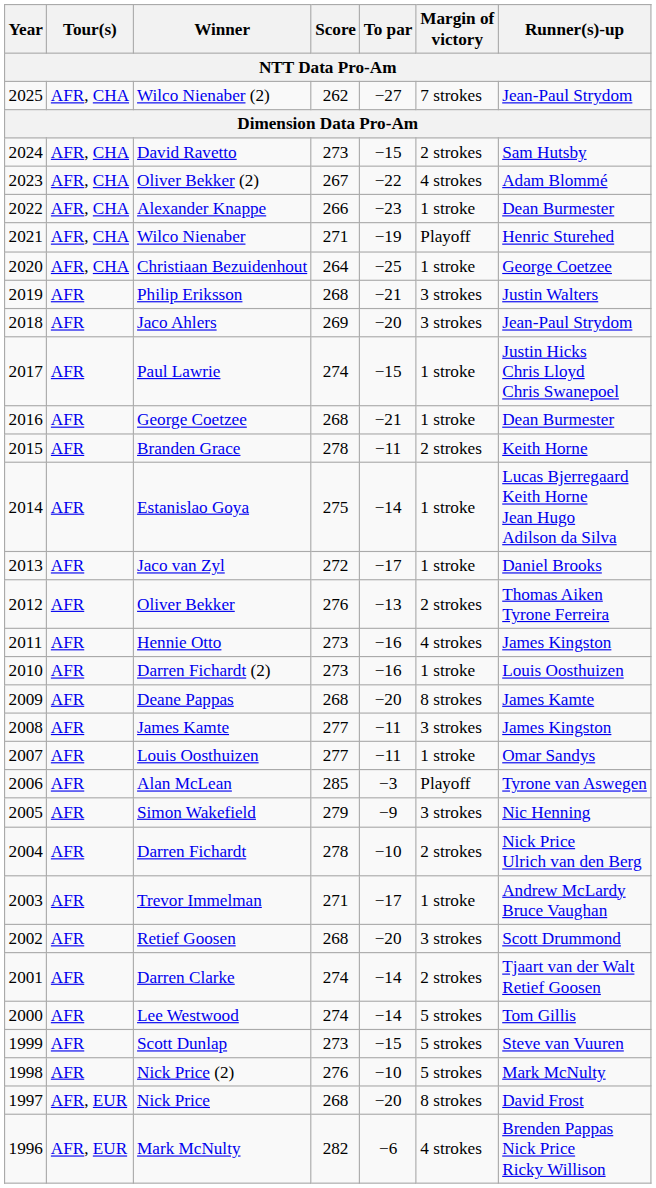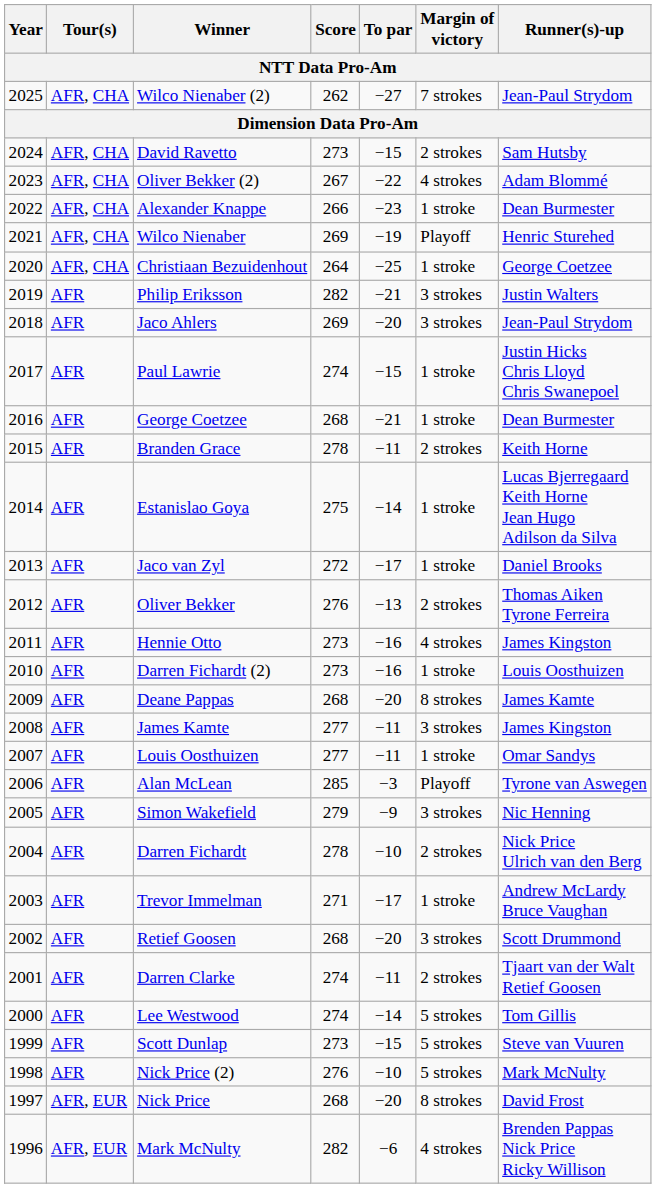(336, 237) 271 -> (336, 237) 269
(336, 294) 268 -> (336, 294) 282
(388, 976) −14 -> (388, 976) −11
